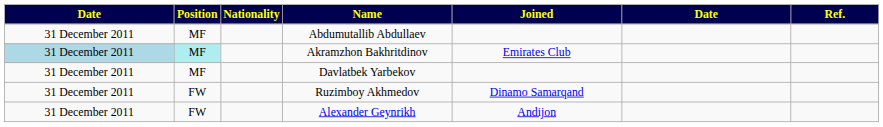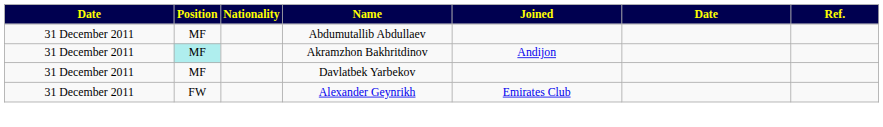(89, 53) lightblue background -> (89, 53) no background
(537, 53) Emirates Club -> (537, 53) Andijon
- row: (367, 92)
(537, 112) Andijon -> (537, 92) Emirates Club
